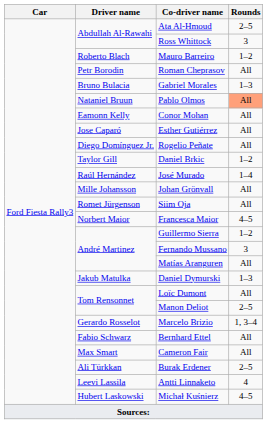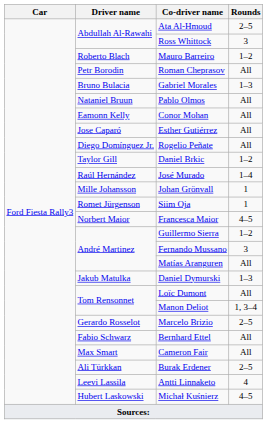(246, 100) lightsalmon background -> (246, 100) no background
(246, 189) All -> (246, 189) 1
(246, 204) All -> (246, 204) 1
(246, 307) 2–5 -> (246, 307) 1, 3–4
(246, 322) 1, 3–4 -> (246, 322) 2–5
